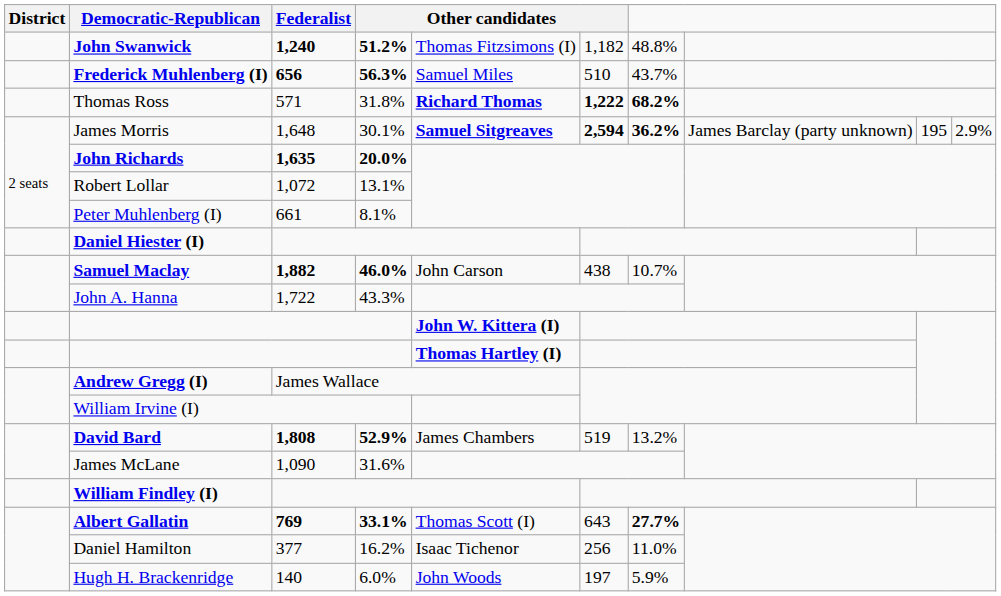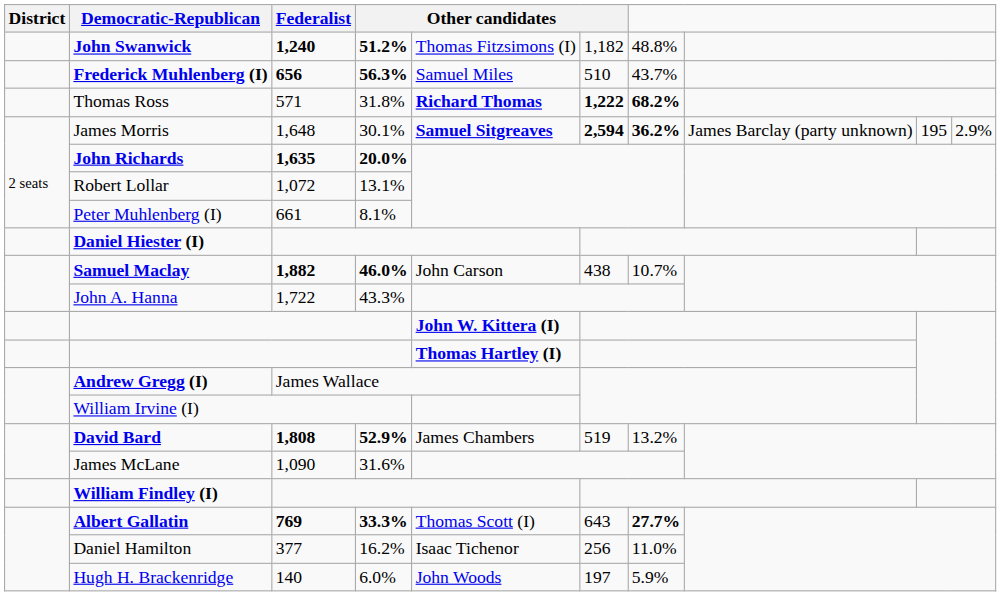(383, 520) 33.1% -> (383, 520) 33.3%
